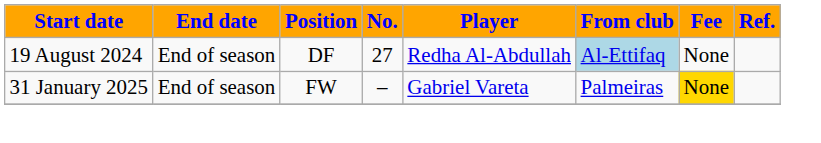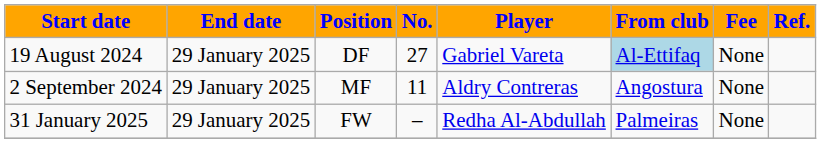(216, 54) End of season -> (241, 54) 29 January 2025
(489, 54) Redha Al-Abdullah -> (503, 54) Gabriel Vareta
+ row: (86, 87)
(216, 87) End of season -> (241, 120) 29 January 2025
(468, 87) Gabriel Vareta -> (524, 120) Redha Al-Abdullah
(706, 87) gold background -> (741, 120) no background
